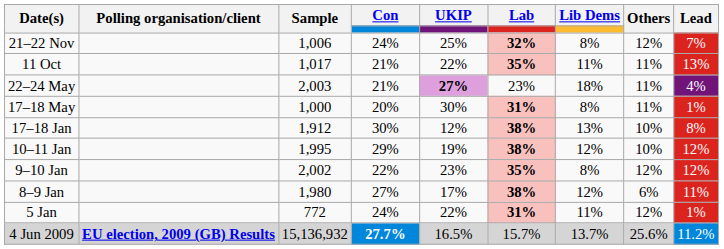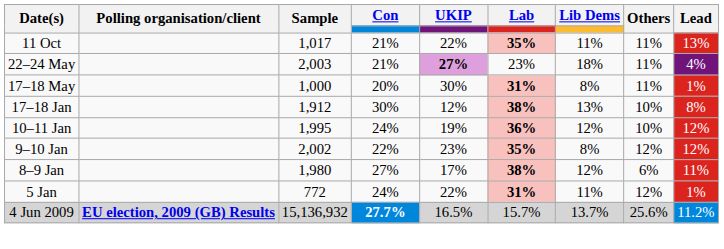- row: (42, 44)
(385, 149) 29% -> (385, 128) 24%
(522, 149) 38% -> (522, 128) 36%
